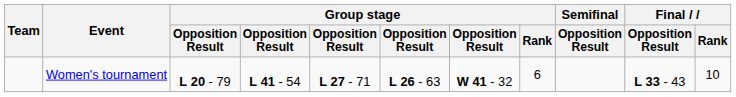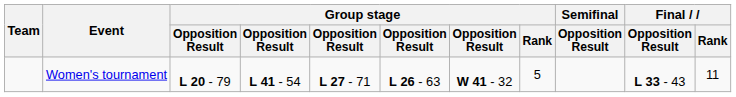(537, 75) 6 -> (537, 75) 5
(713, 75) 10 -> (713, 75) 11
